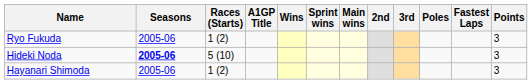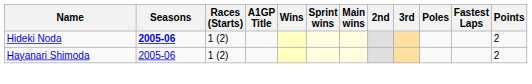- row: (34, 39)
(221, 55) 5 (10) -> (218, 39) 1 (2)
(497, 55) 3 -> (497, 39) 2
(497, 71) 3 -> (497, 55) 2
